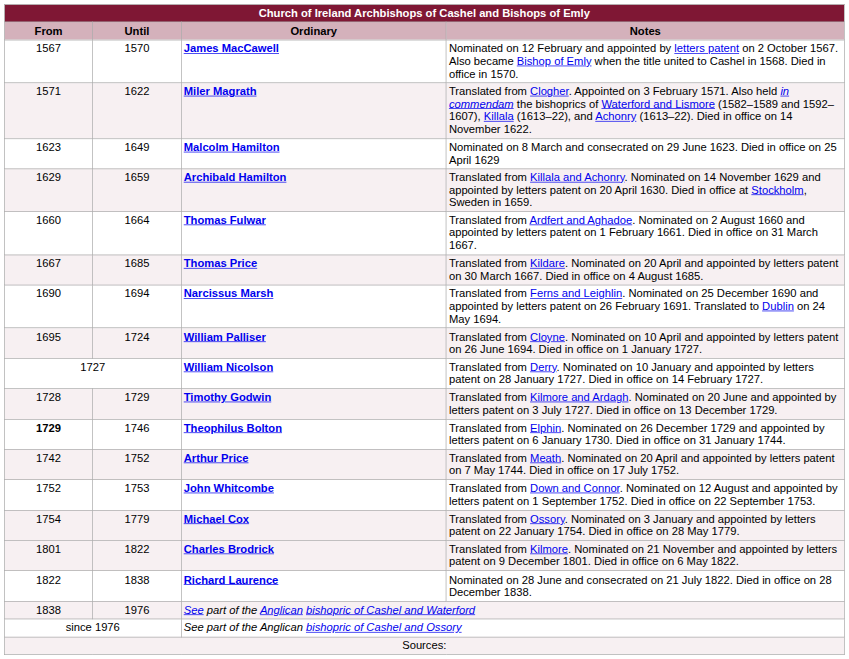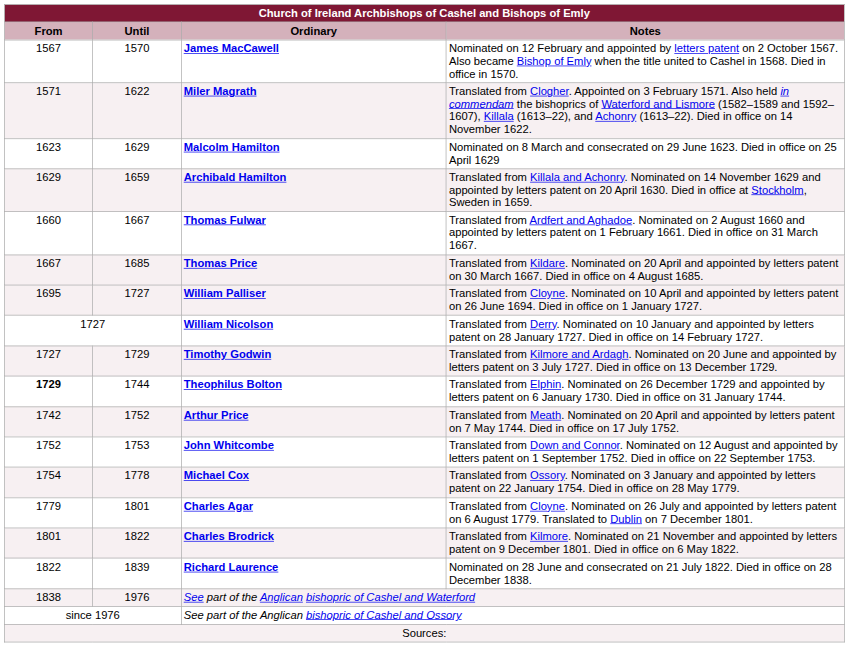(137, 147) 1649 -> (137, 147) 1629
(137, 220) 1664 -> (137, 220) 1667
- row: (229, 294)
(137, 337) 1724 -> (137, 294) 1727
(49, 397) 1728 -> (49, 354) 1727
(137, 428) 1746 -> (137, 385) 1744
(137, 519) 1779 -> (137, 476) 1778
+ row: (218, 506)
(137, 579) 1838 -> (137, 567) 1839
